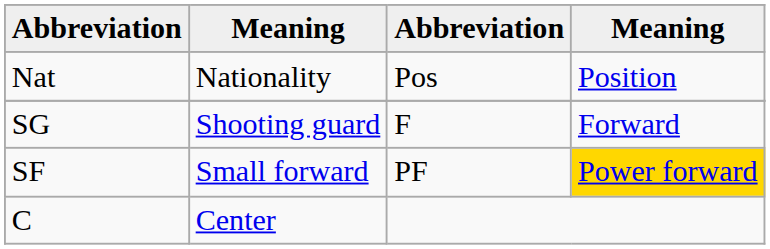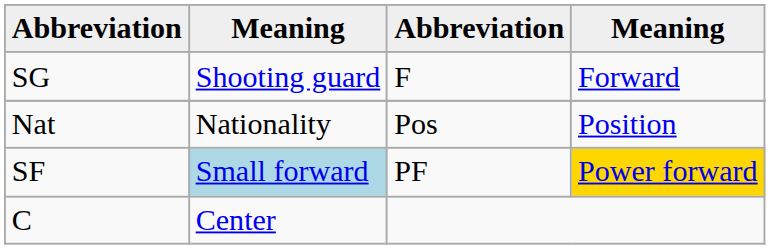rows swapped: (34, 76) <-> (31, 123)
(282, 171) no background -> (282, 171) lightblue background
